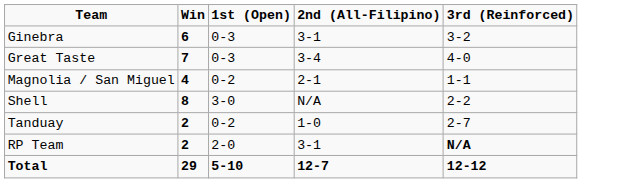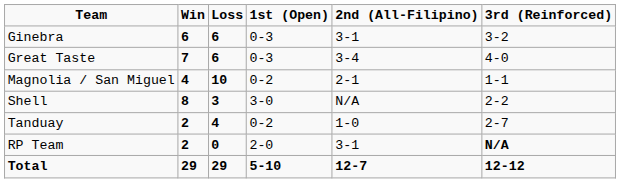+ column: (227, 15)
